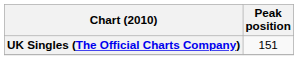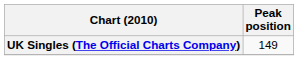(268, 45) 151 -> (268, 45) 149
